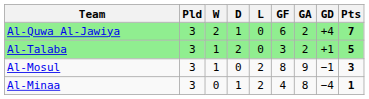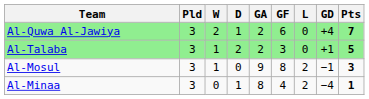columns swapped: (261, 13) <-> (305, 13)
